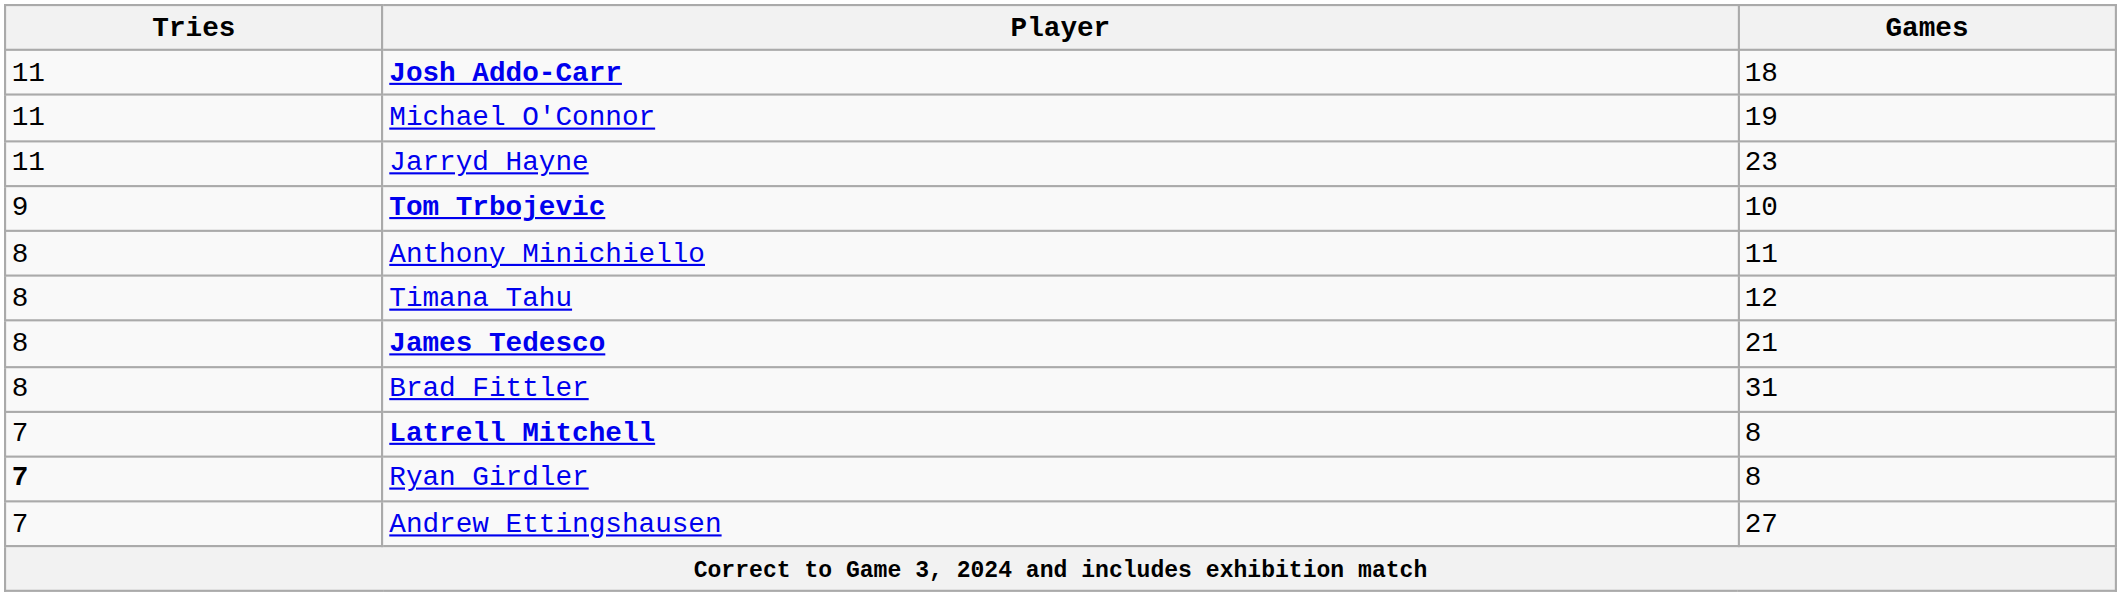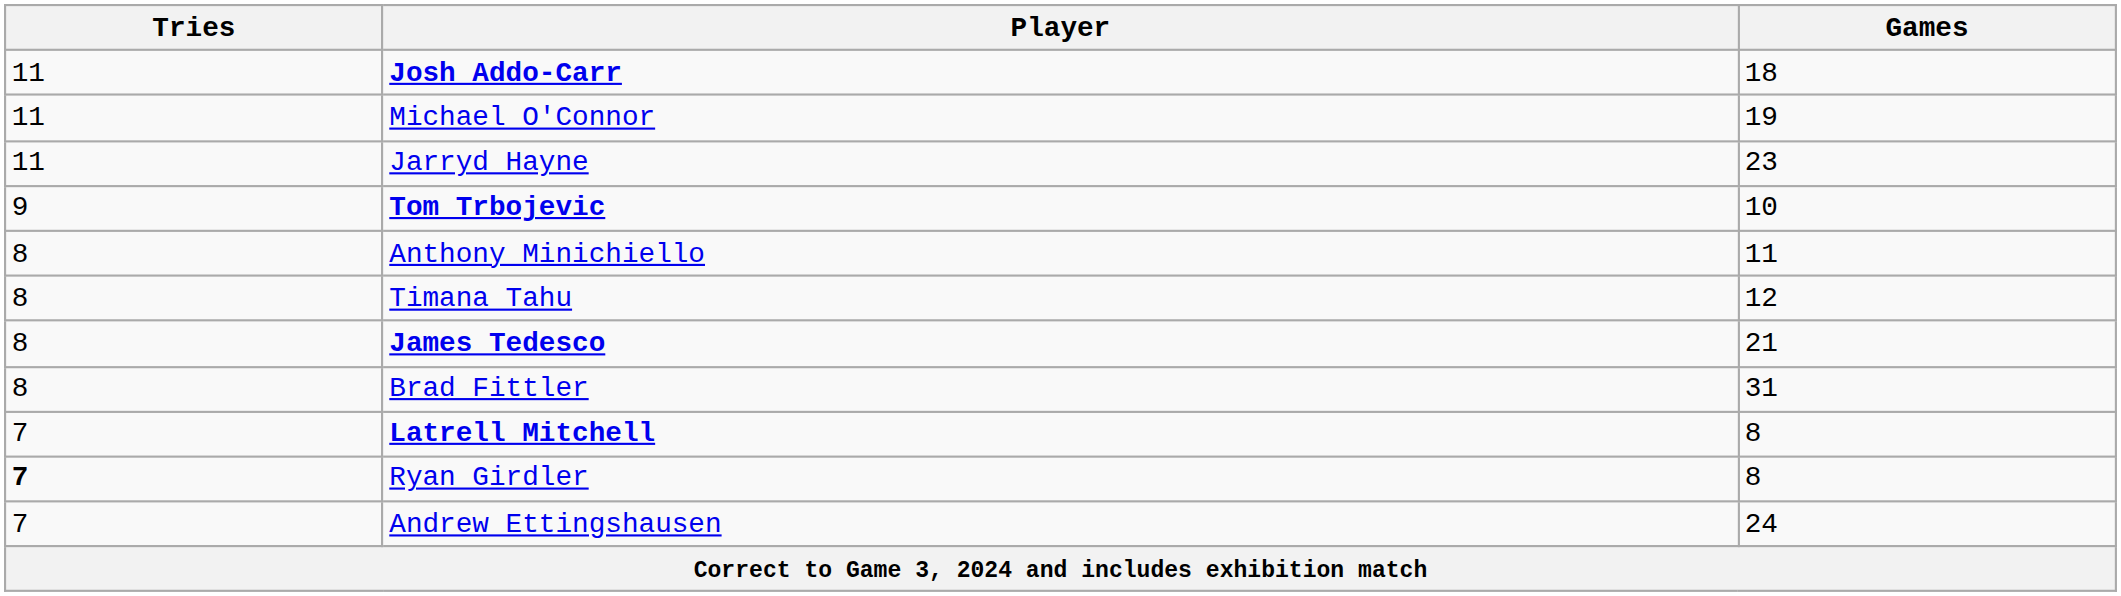(1761, 524) 27 -> (1761, 524) 24
